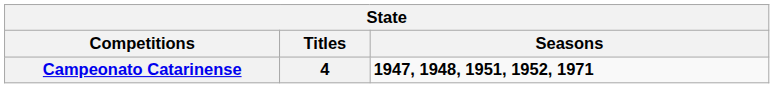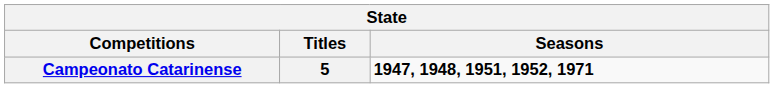(325, 69) 4 -> (325, 69) 5
